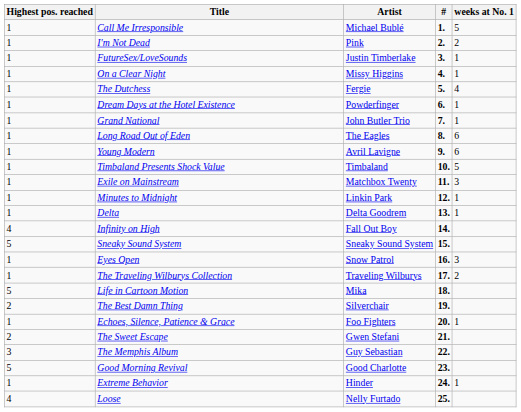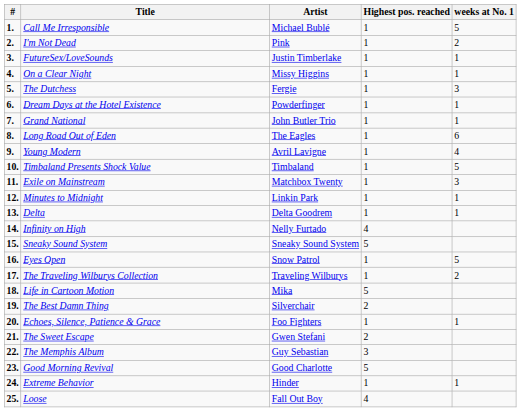columns swapped: (444, 12) <-> (50, 12)
(457, 89) 4 -> (457, 89) 3
(457, 151) 6 -> (457, 151) 4
(371, 228) Fall Out Boy -> (299, 228) Nelly Furtado
(457, 259) 3 -> (457, 259) 5
(373, 399) Nelly Furtado -> (297, 399) Fall Out Boy
